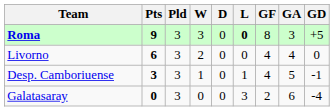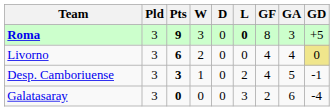columns swapped: (154, 14) <-> (177, 14)
(317, 55) no background -> (317, 55) khaki background
(244, 75) 1 -> (244, 75) 2
